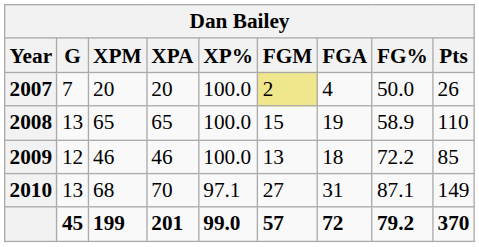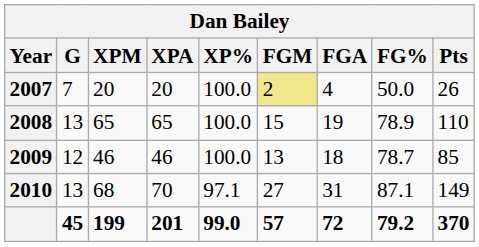(396, 122) 58.9 -> (396, 122) 78.9
(396, 156) 72.2 -> (396, 156) 78.7
